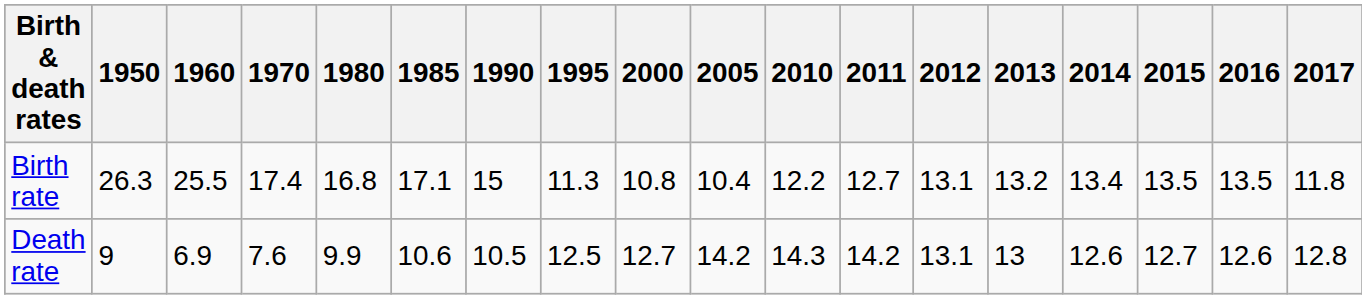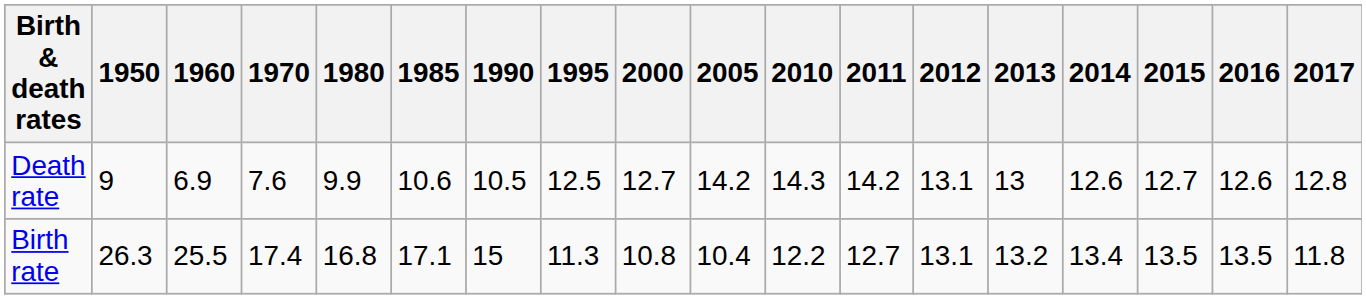rows swapped: (40, 180) <-> (48, 255)
